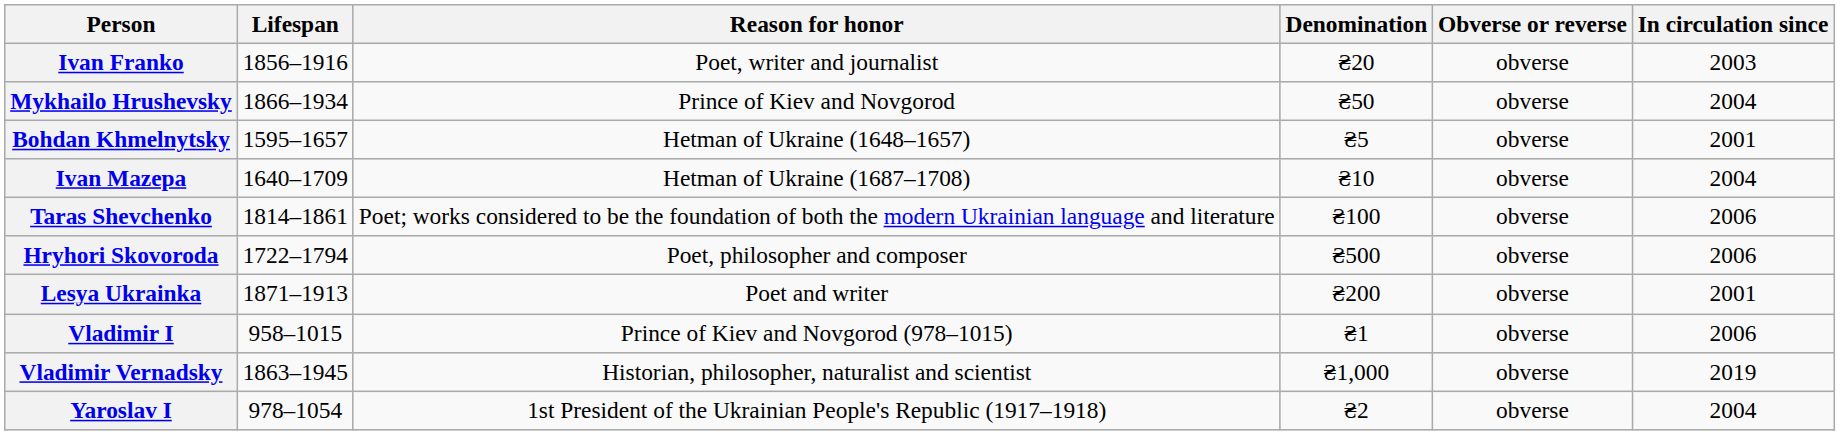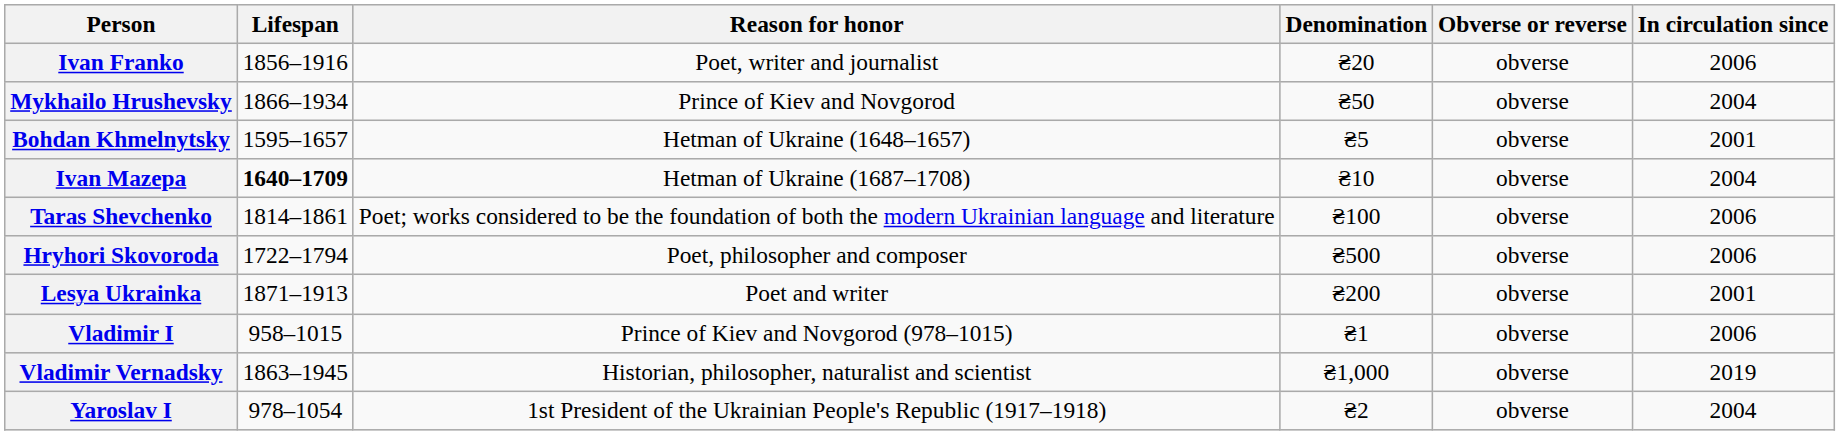(1733, 62) 2003 -> (1733, 62) 2006
(295, 178) normal -> (295, 178) bold
